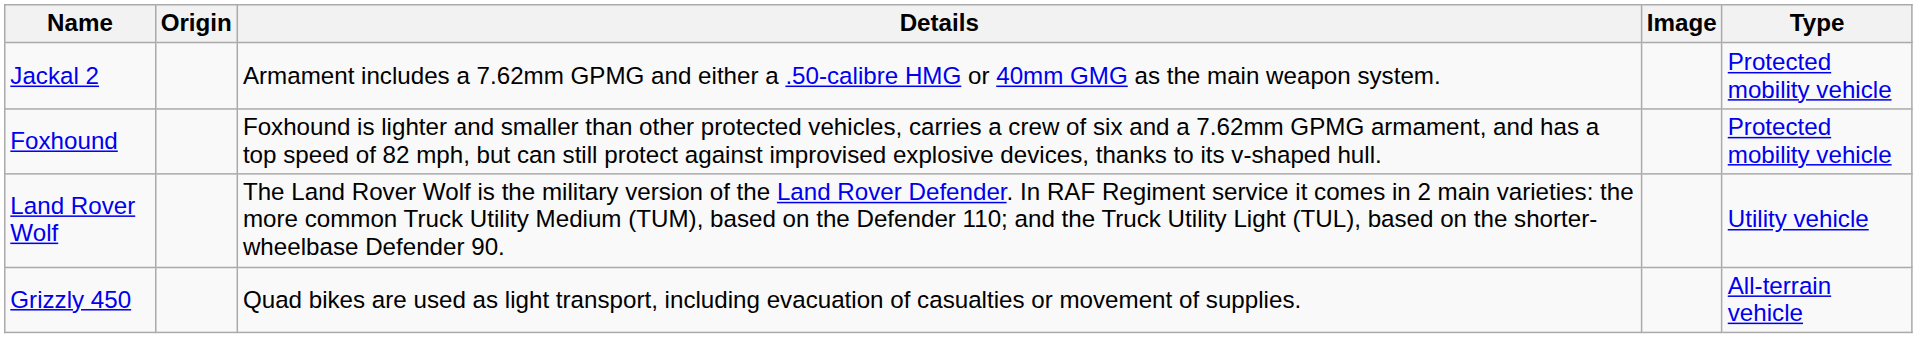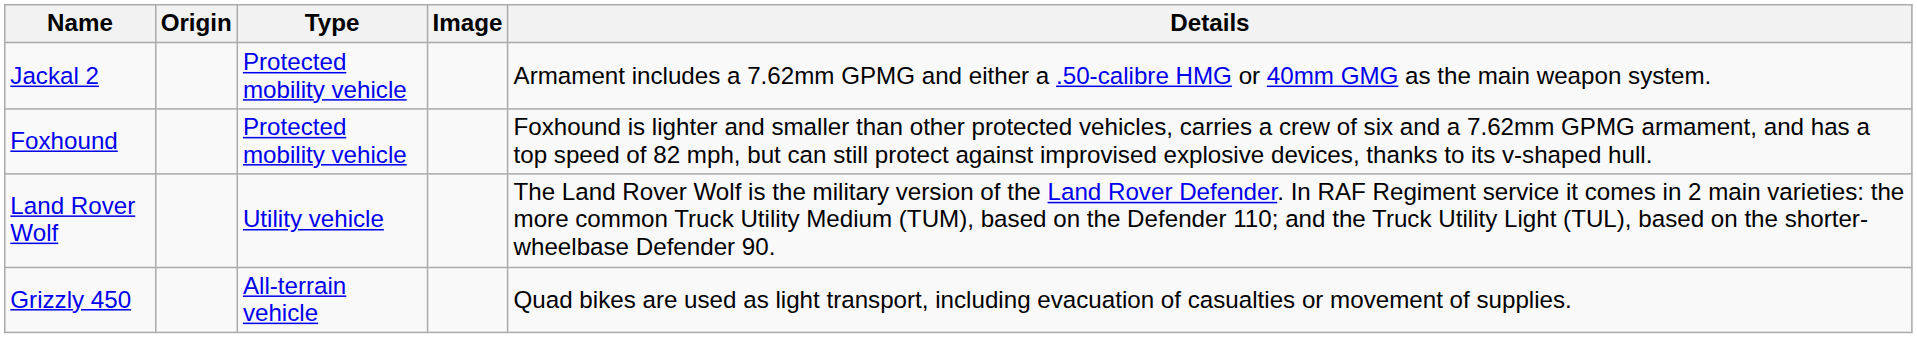columns swapped: (1817, 23) <-> (939, 23)
